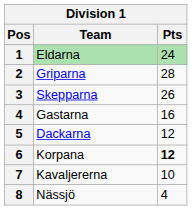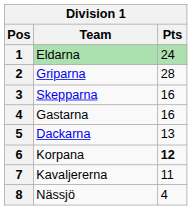(168, 94) 26 -> (168, 94) 16
(168, 134) 12 -> (168, 134) 13
(168, 174) 10 -> (167, 174) 11
